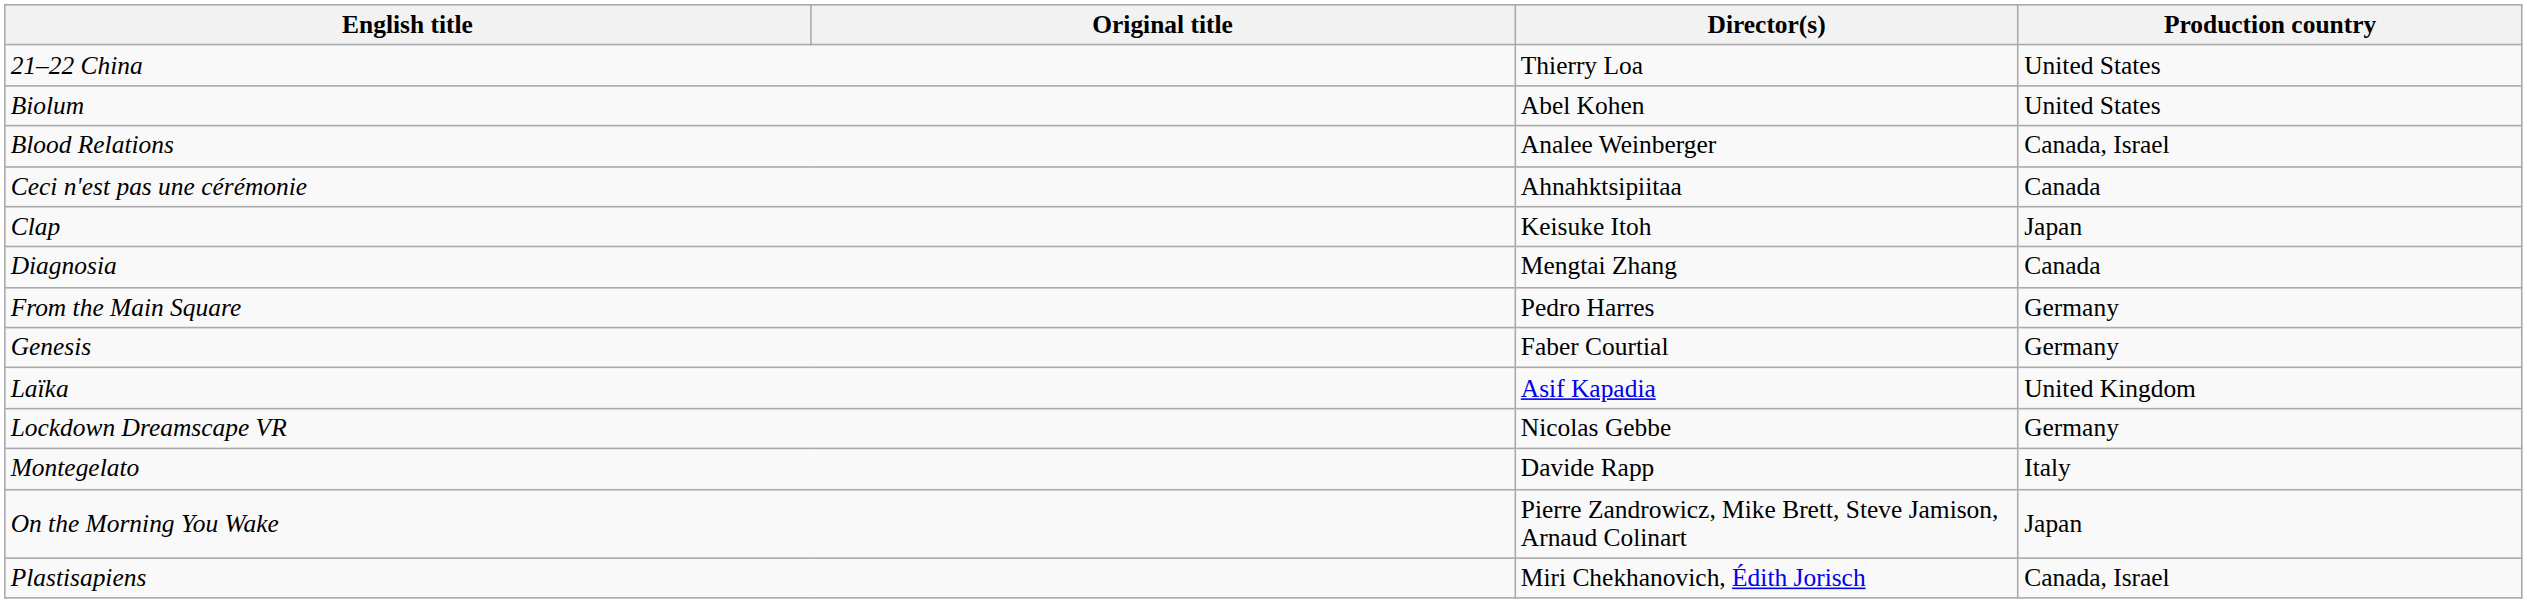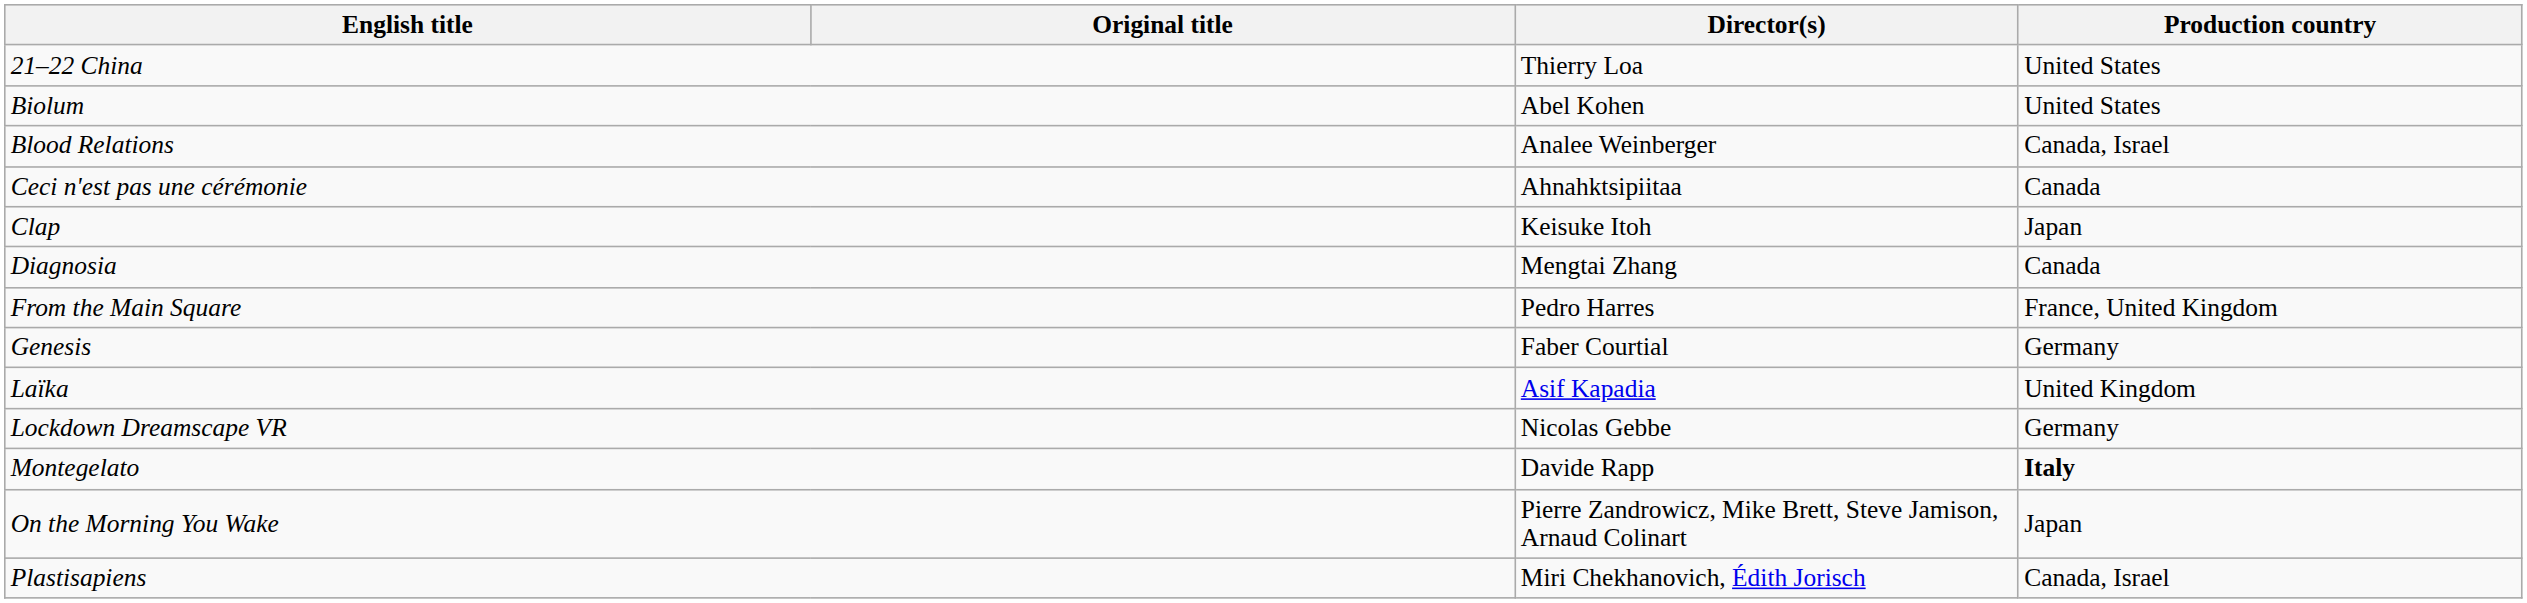(2072, 307) Germany -> (2151, 307) France, United Kingdom
(2048, 468) normal -> (2050, 468) bold
